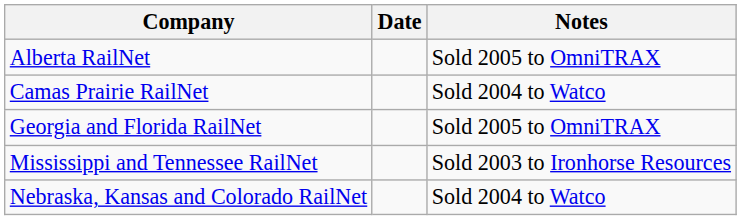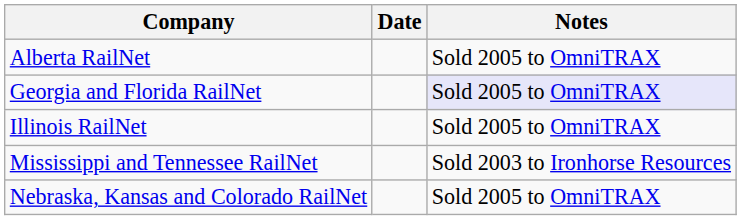- row: (109, 92)
(546, 127) no background -> (546, 92) lavender background
+ row: (78, 127)
(519, 197) Sold 2004 to Watco -> (546, 197) Sold 2005 to OmniTRAX
